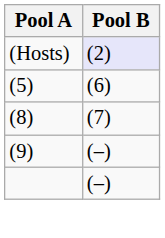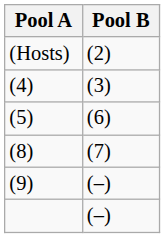(99, 53) lavender background -> (99, 53) no background
+ row: (21, 85)
